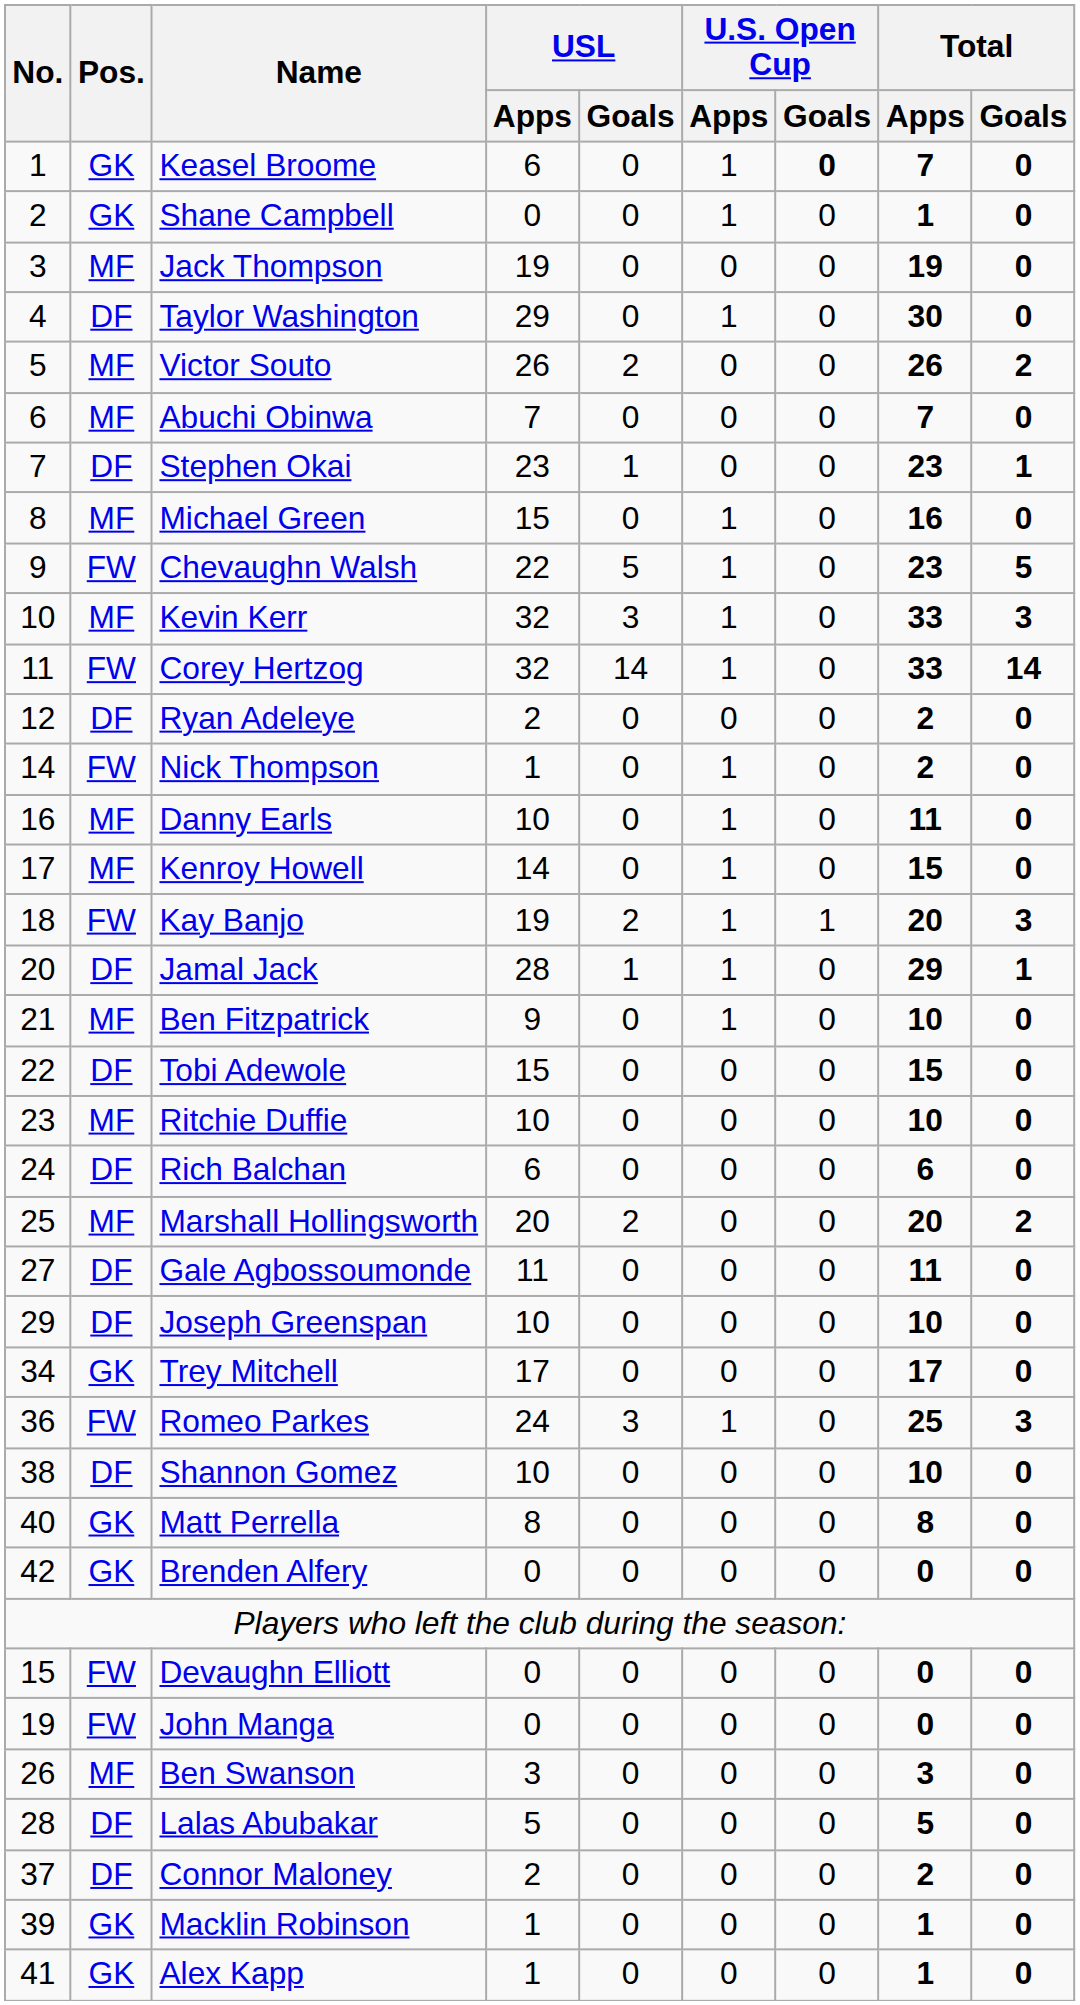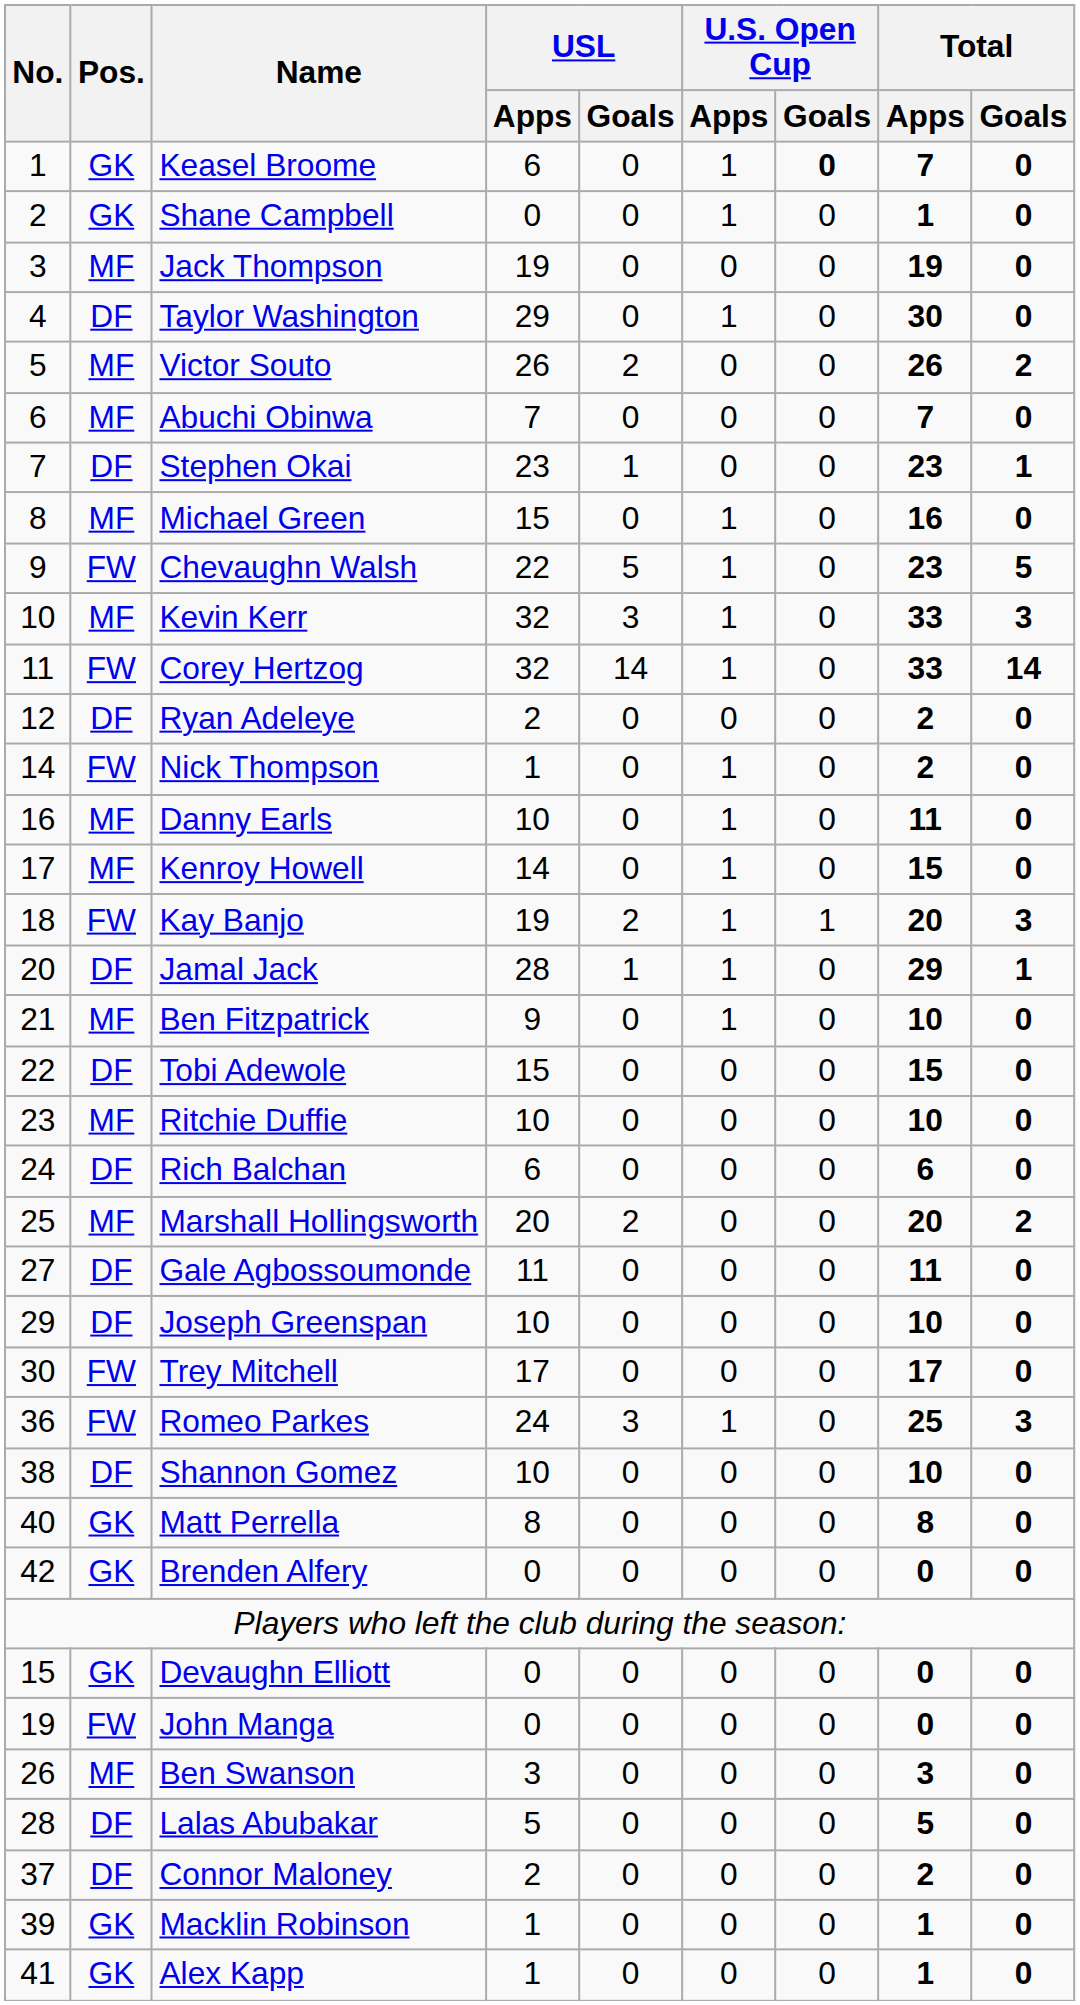(38, 1371) 34 -> (38, 1371) 30
(111, 1371) GK -> (111, 1371) FW
(111, 1673) FW -> (111, 1673) GK
